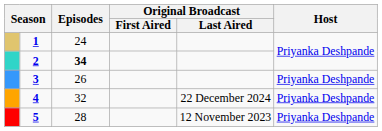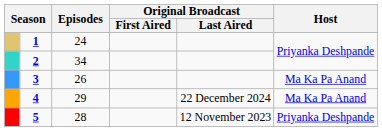(80, 60) bold -> (80, 60) normal
(326, 79) Priyanka Deshpande -> (326, 79) Ma Ka Pa Anand
(80, 98) 32 -> (80, 98) 29
(326, 98) Priyanka Deshpande -> (326, 98) Ma Ka Pa Anand
